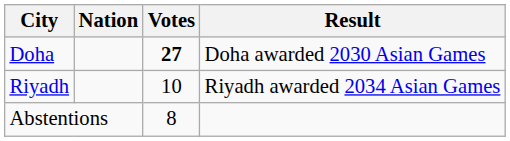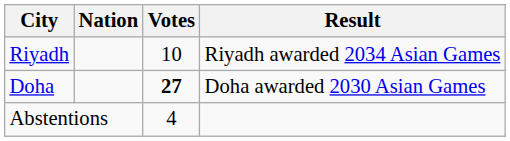rows swapped: (32, 53) <-> (39, 86)
(171, 119) 8 -> (171, 119) 4
